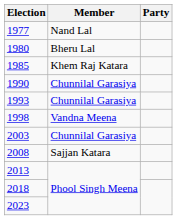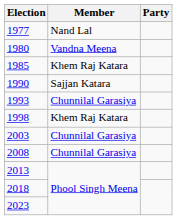(73, 48) Bheru Lal -> (84, 48) Vandna Meena
(93, 83) Chunnilal Garasiya -> (81, 83) Sajjan Katara
(84, 118) Vandna Meena -> (89, 118) Khem Raj Katara
(81, 153) Sajjan Katara -> (93, 153) Chunnilal Garasiya
